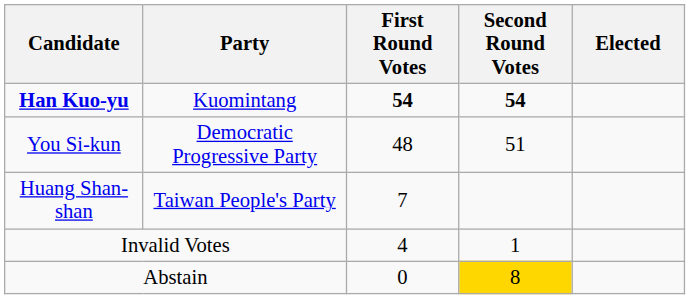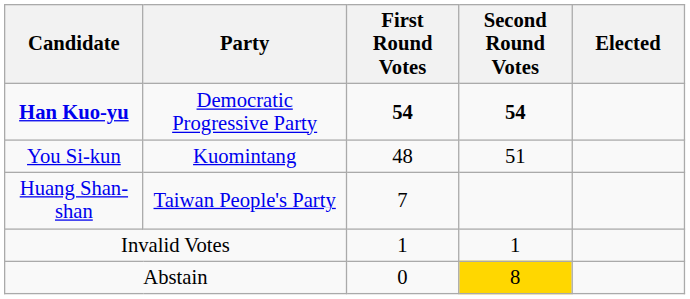(245, 100) Kuomintang -> (245, 111) Democratic Progressive Party
(245, 144) Democratic Progressive Party -> (245, 155) Kuomintang
(403, 244) 4 -> (403, 244) 1
